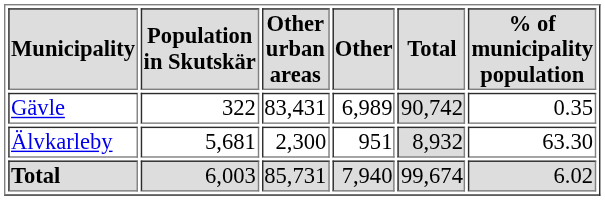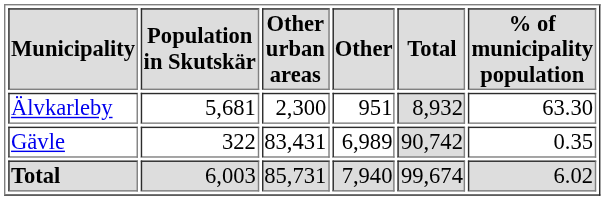rows swapped: (62, 141) <-> (38, 108)
